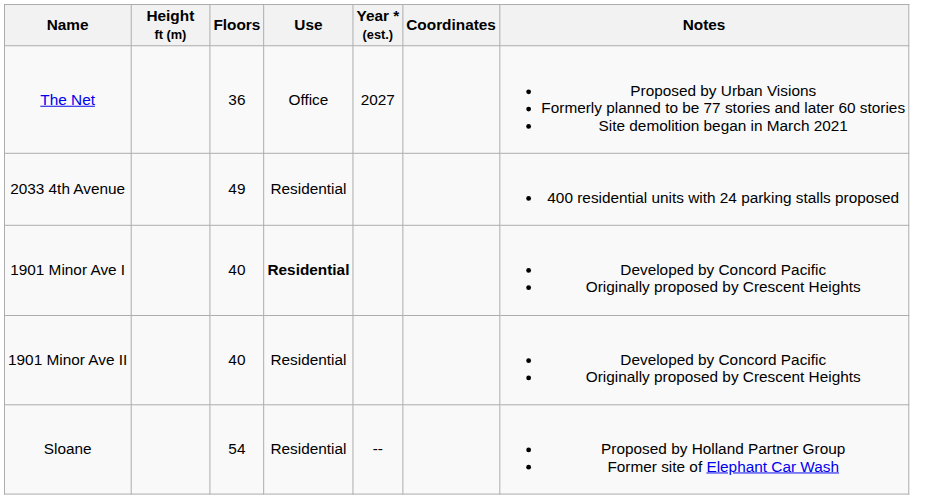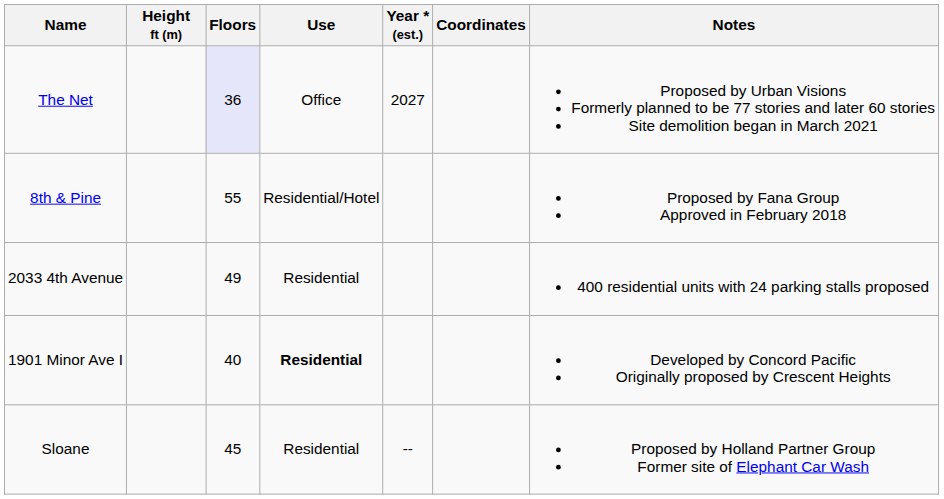(237, 99) no background -> (233, 99) lavender background
+ row: (66, 197)
- row: (68, 359)
(237, 449) 54 -> (233, 449) 45
